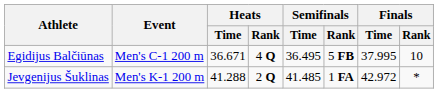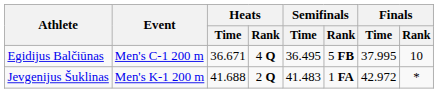(228, 77) 41.288 -> (228, 77) 41.688
(303, 77) 41.485 -> (303, 77) 41.483
